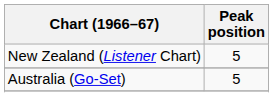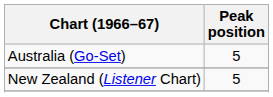rows swapped: (67, 79) <-> (104, 56)
